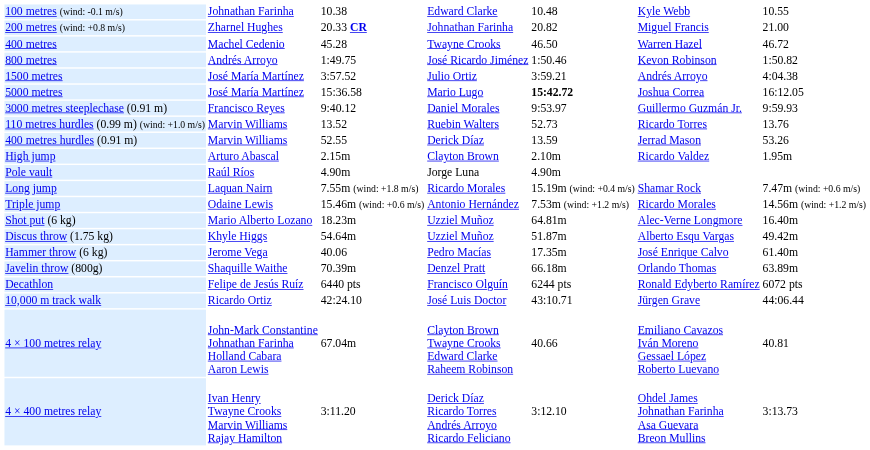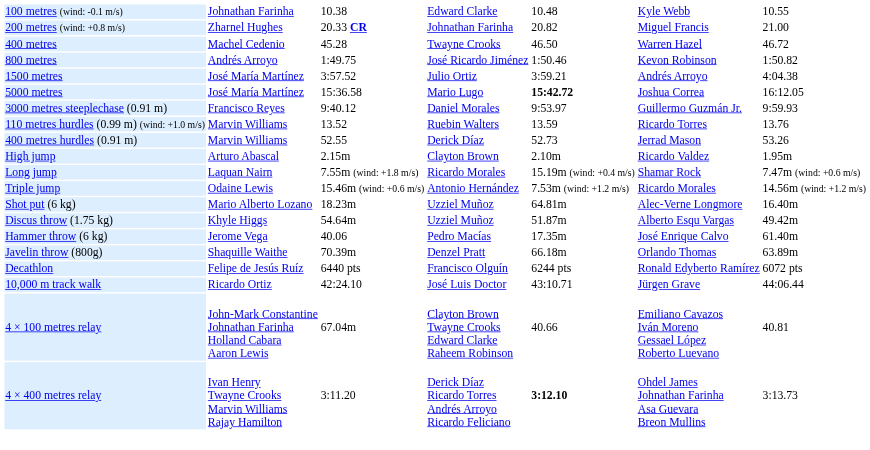(544, 124) 52.73 -> (544, 124) 13.59
(544, 140) 13.59 -> (544, 140) 52.73
- row: (29, 172)
(549, 411) normal -> (549, 395) bold
